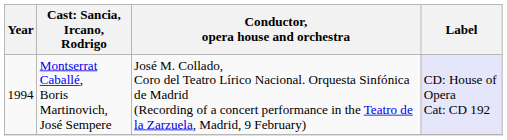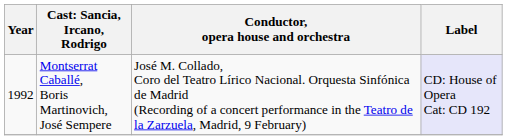(21, 94) 1994 -> (21, 94) 1992
